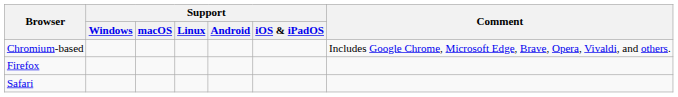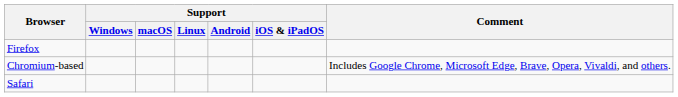rows swapped: (45, 48) <-> (23, 65)
